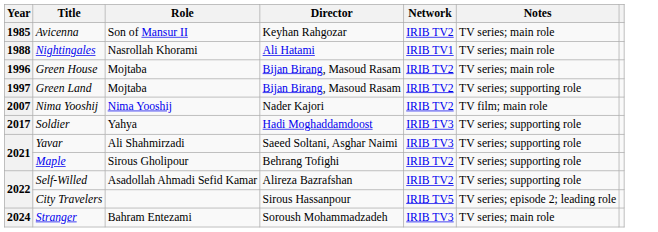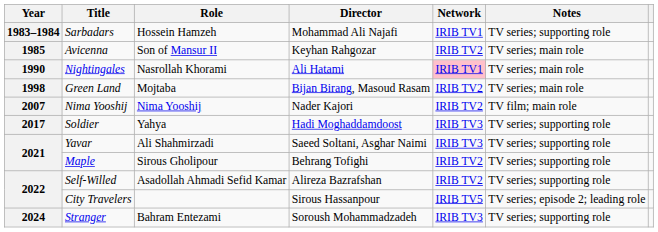+ row: (89, 32)
(19, 50) 1988 -> (33, 69) 1990
(430, 50) no background -> (459, 69) pink background
- row: (67, 69)
(19, 87) 1997 -> (33, 87) 1998
(520, 87) TV series; supporting role -> (536, 87) TV series; main role
(507, 217) TV series; main role -> (549, 217) TV series; supporting role
